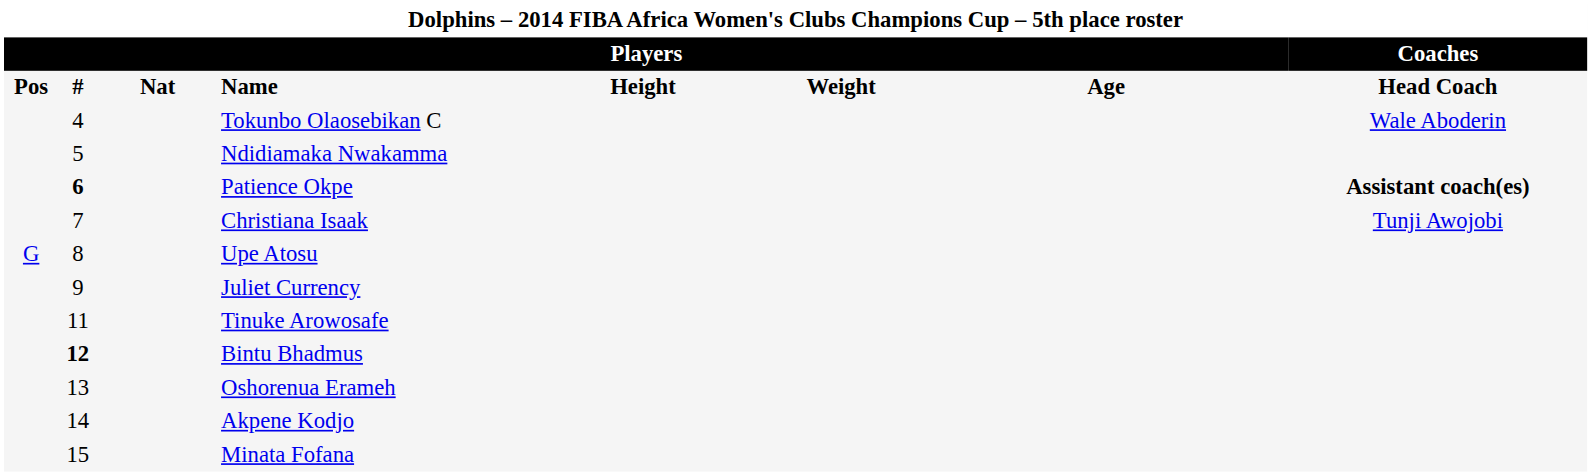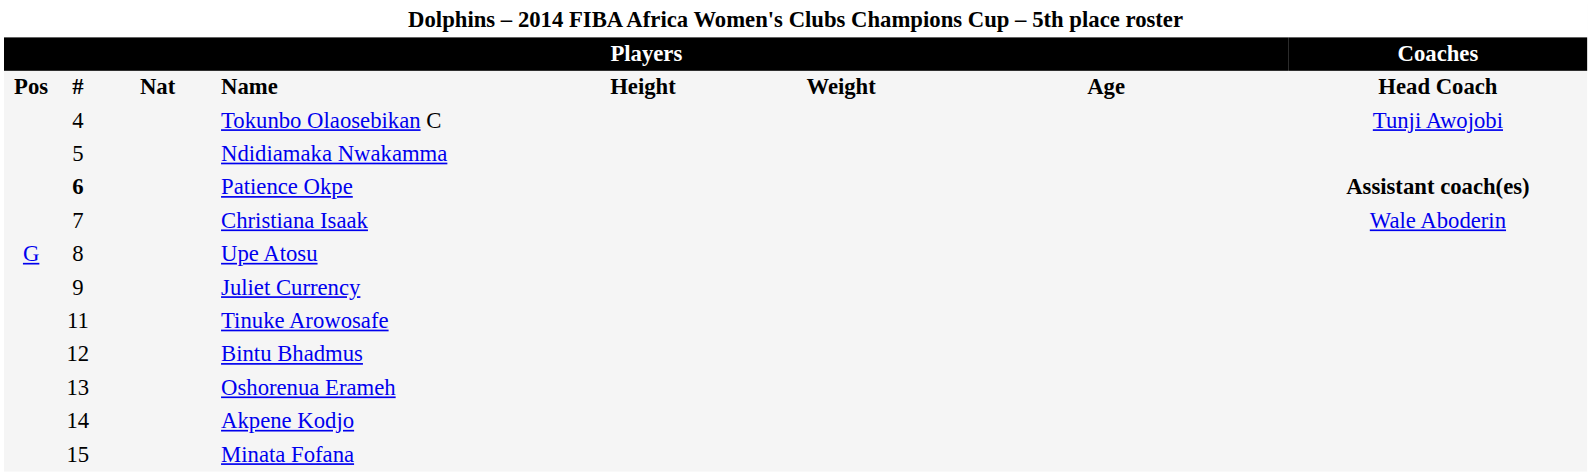(1438, 120) Wale Aboderin -> (1438, 120) Tunji Awojobi
(1438, 220) Tunji Awojobi -> (1438, 220) Wale Aboderin
(78, 354) bold -> (78, 354) normal
